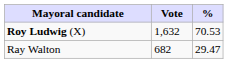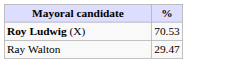- column: (172, 13)
